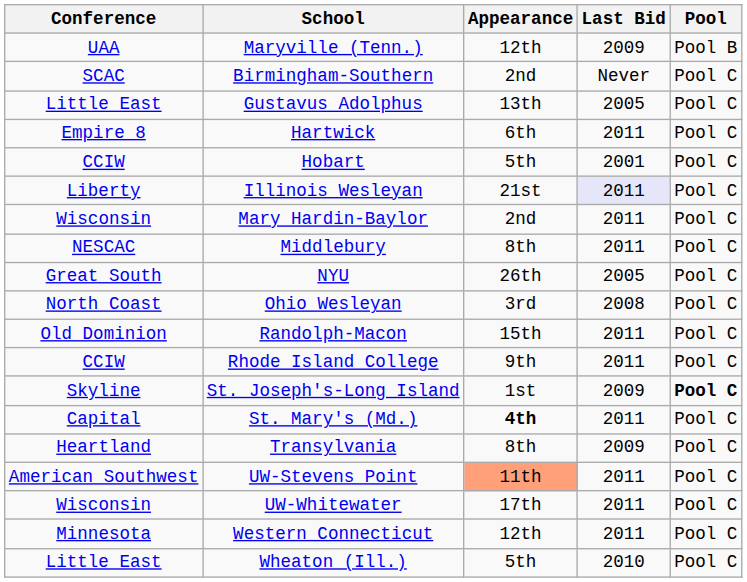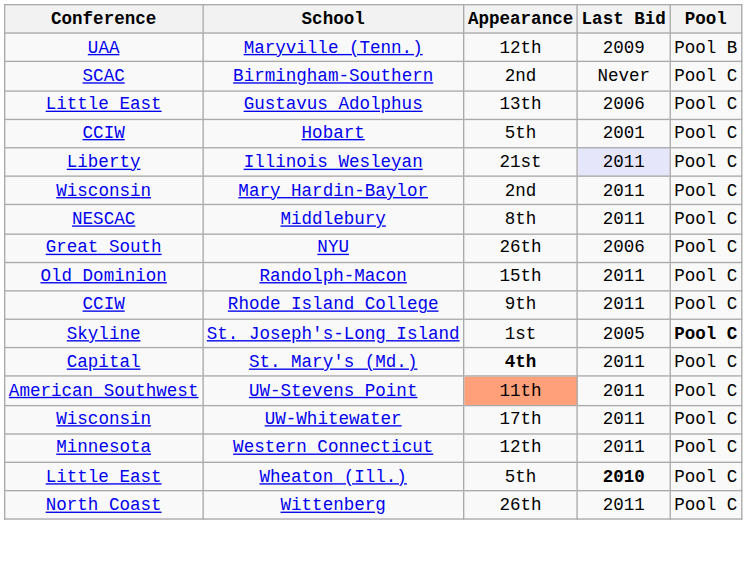(624, 105) 2005 -> (624, 105) 2006
- row: (333, 133)
(624, 276) 2005 -> (624, 248) 2006
- row: (333, 305)
(624, 391) 2009 -> (624, 334) 2005
- row: (333, 448)
(624, 562) normal -> (624, 477) bold
+ row: (333, 505)
